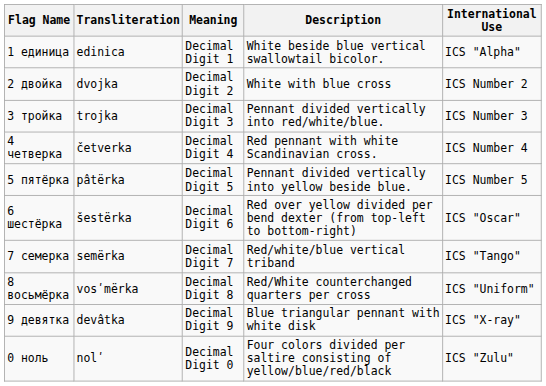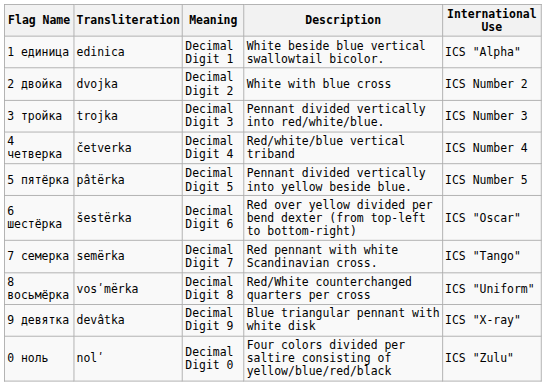(322, 148) Red pennant with white Scandinavian cross. -> (326, 148) Red/white/blue vertical triband
(326, 256) Red/white/blue vertical triband -> (322, 256) Red pennant with white Scandinavian cross.
